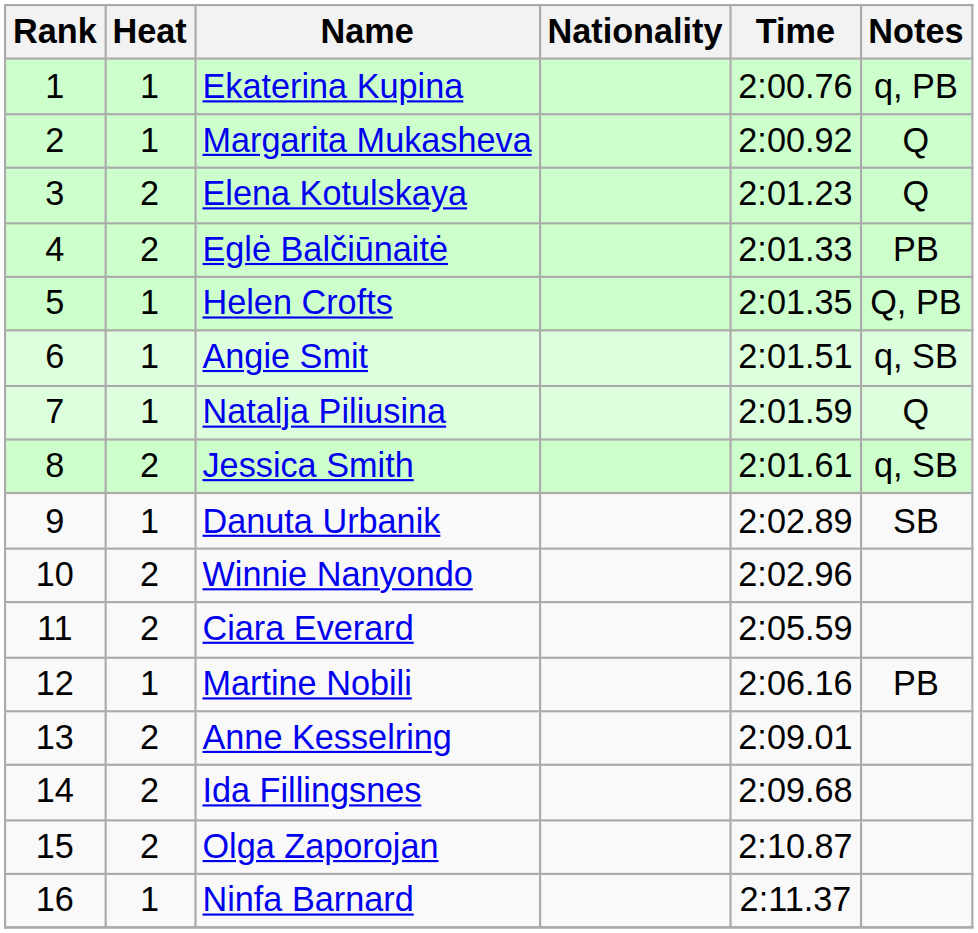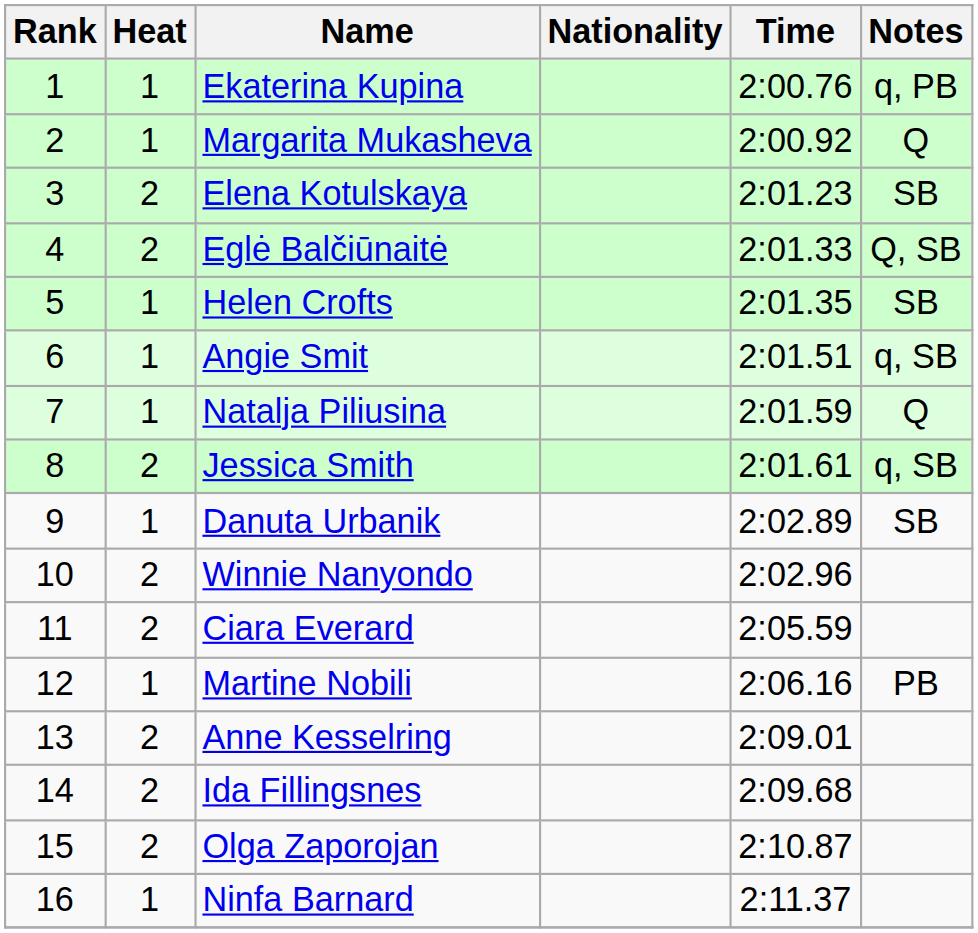(916, 194) Q -> (916, 194) SB
(916, 248) PB -> (916, 248) Q, SB
(916, 303) Q, PB -> (916, 303) SB
